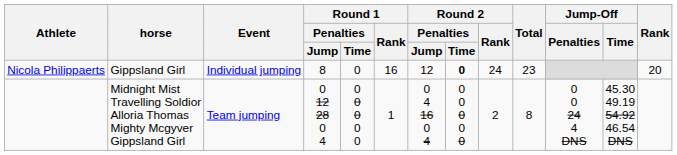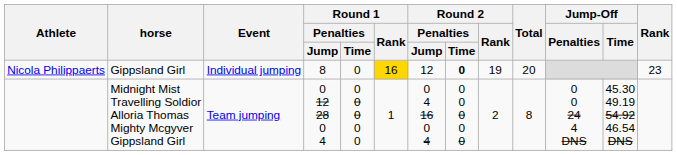(391, 70) no background -> (391, 70) gold background
(495, 70) 24 -> (495, 70) 19
(529, 70) 23 -> (529, 70) 20
(655, 70) 20 -> (655, 70) 23
